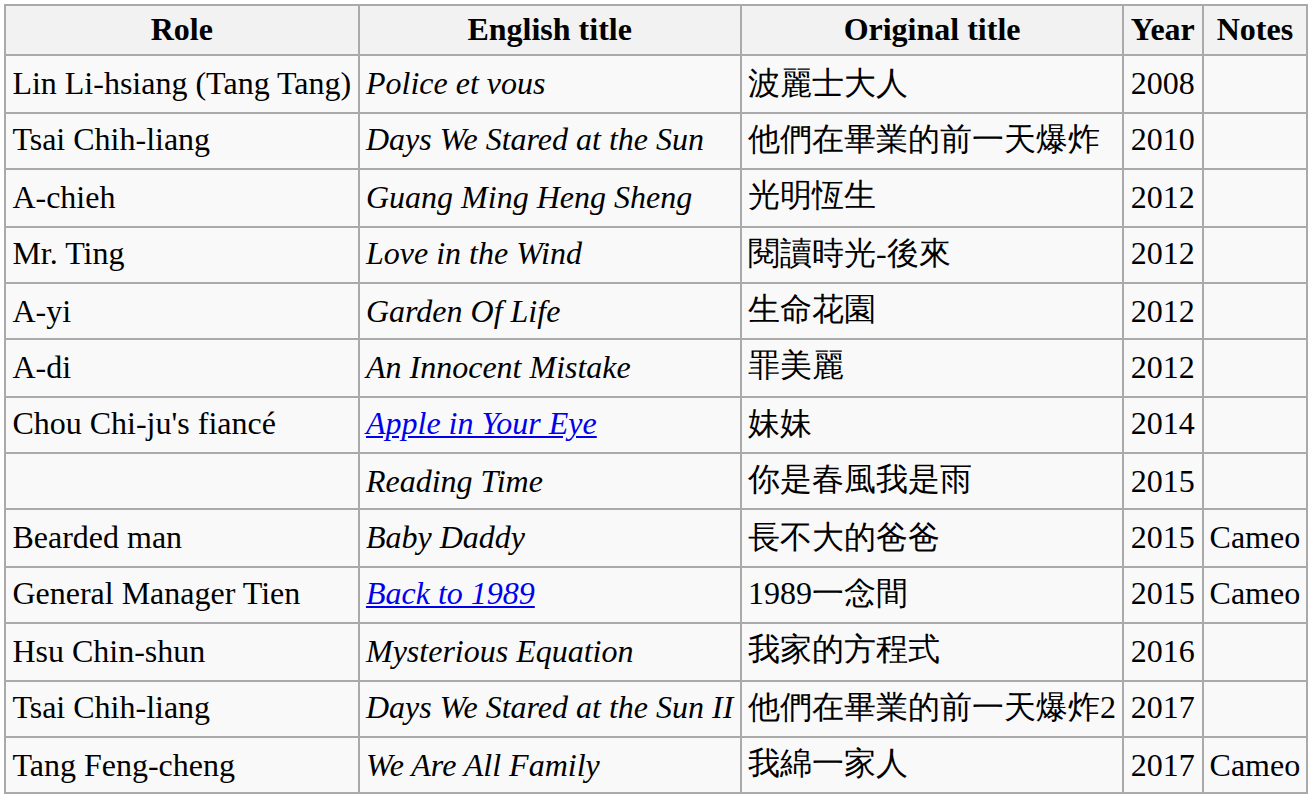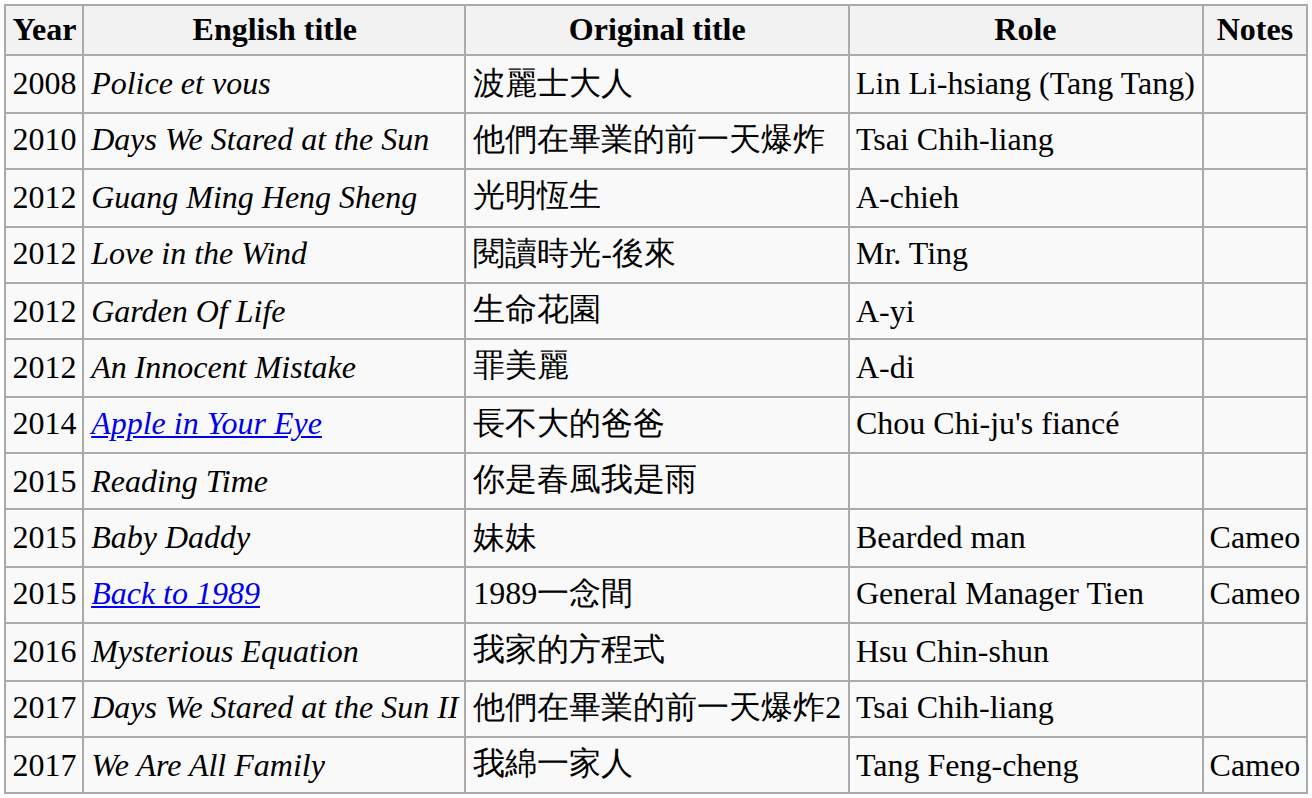columns swapped: (1163, 29) <-> (182, 29)
(780, 423) 妹妹 -> (569, 423) 長不大的爸爸
(844, 536) 長不大的爸爸 -> (505, 536) 妹妹
